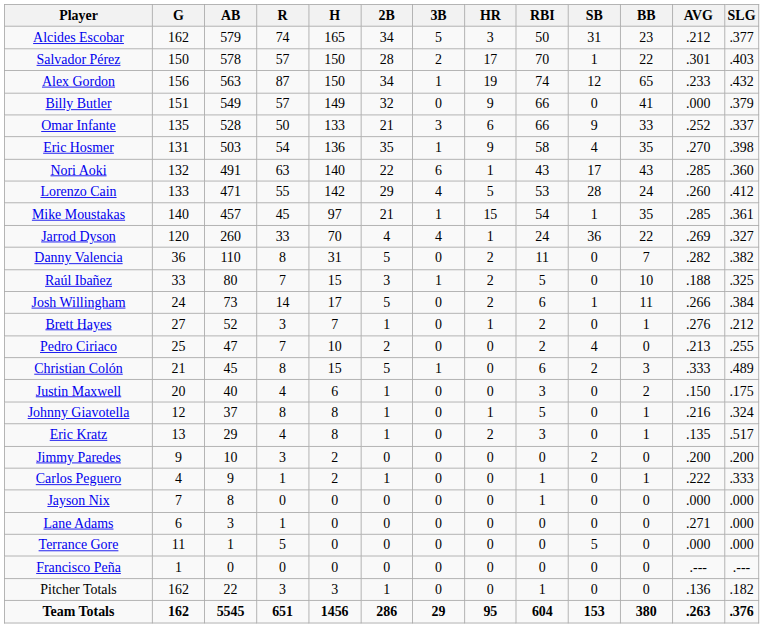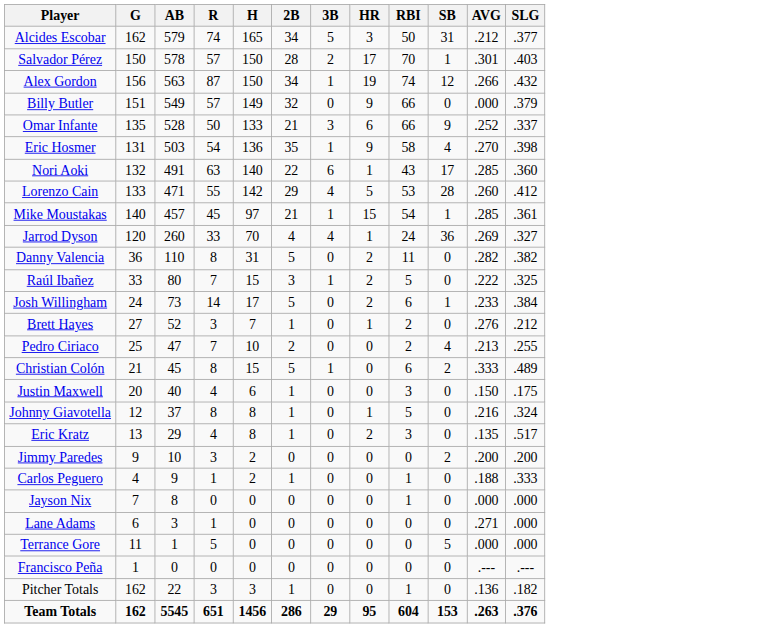- column: (646, 15)
(698, 81) .233 -> (486, 81) .266
(698, 280) .188 -> (486, 280) .222
(698, 302) .266 -> (486, 302) .233
(698, 479) .222 -> (486, 479) .188
